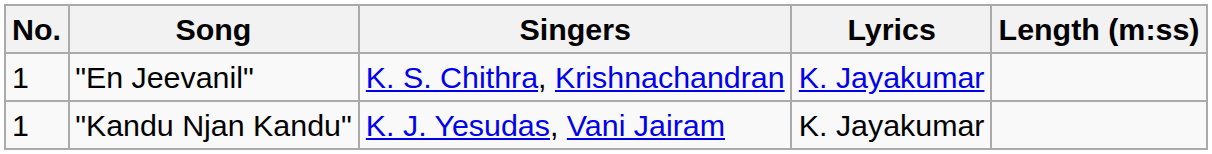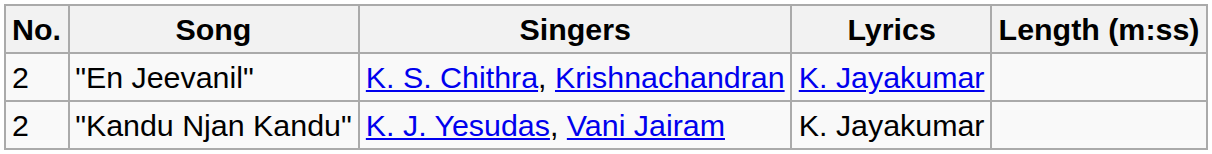(21, 77) 1 -> (21, 77) 2
(21, 126) 1 -> (21, 126) 2
